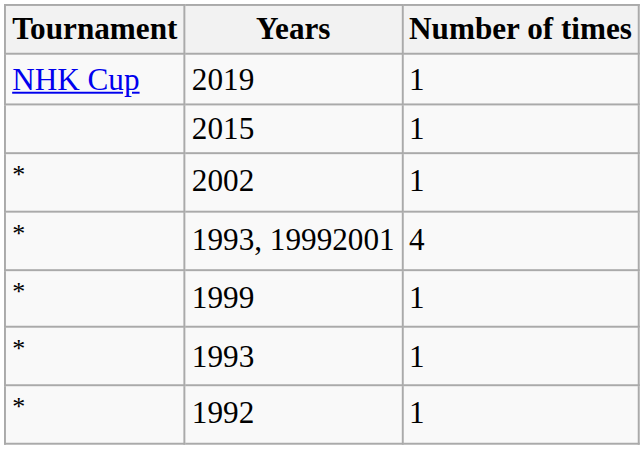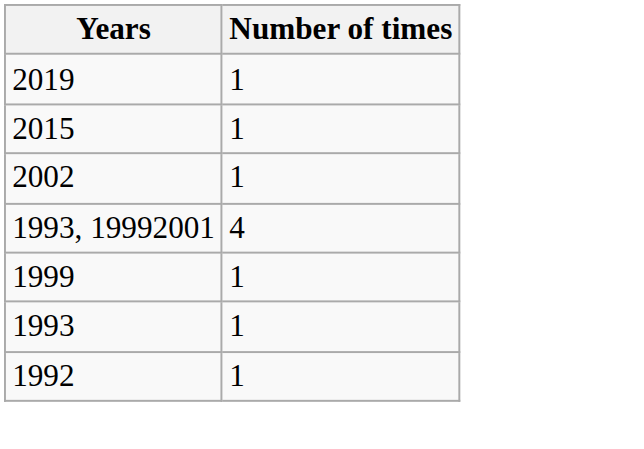- column: (95, 29)
